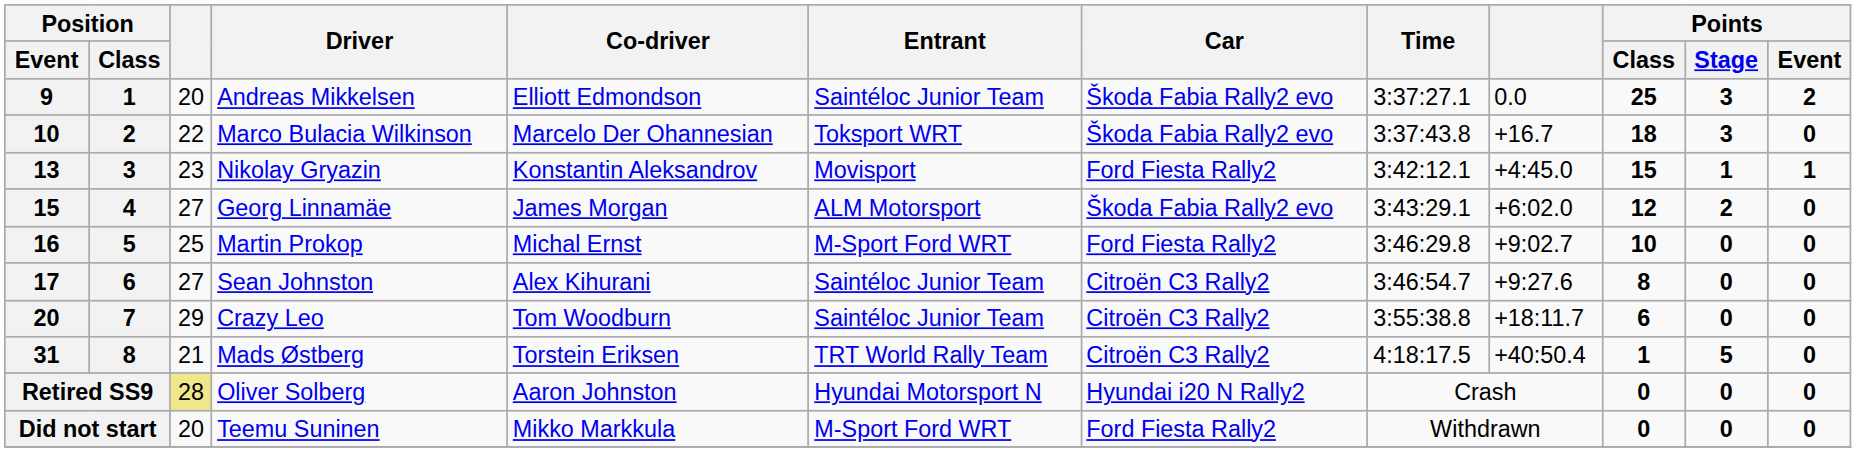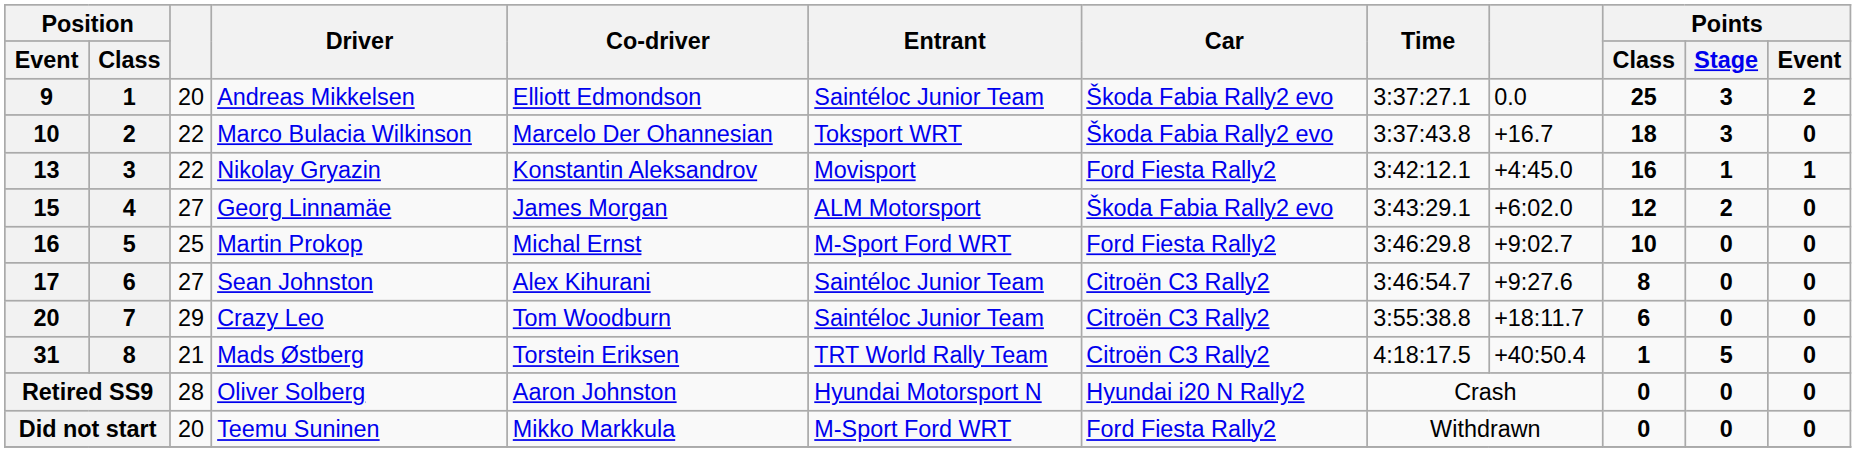(191, 170) 23 -> (191, 170) 22
(1644, 170) 15 -> (1644, 170) 16
(191, 392) khaki background -> (191, 392) no background
